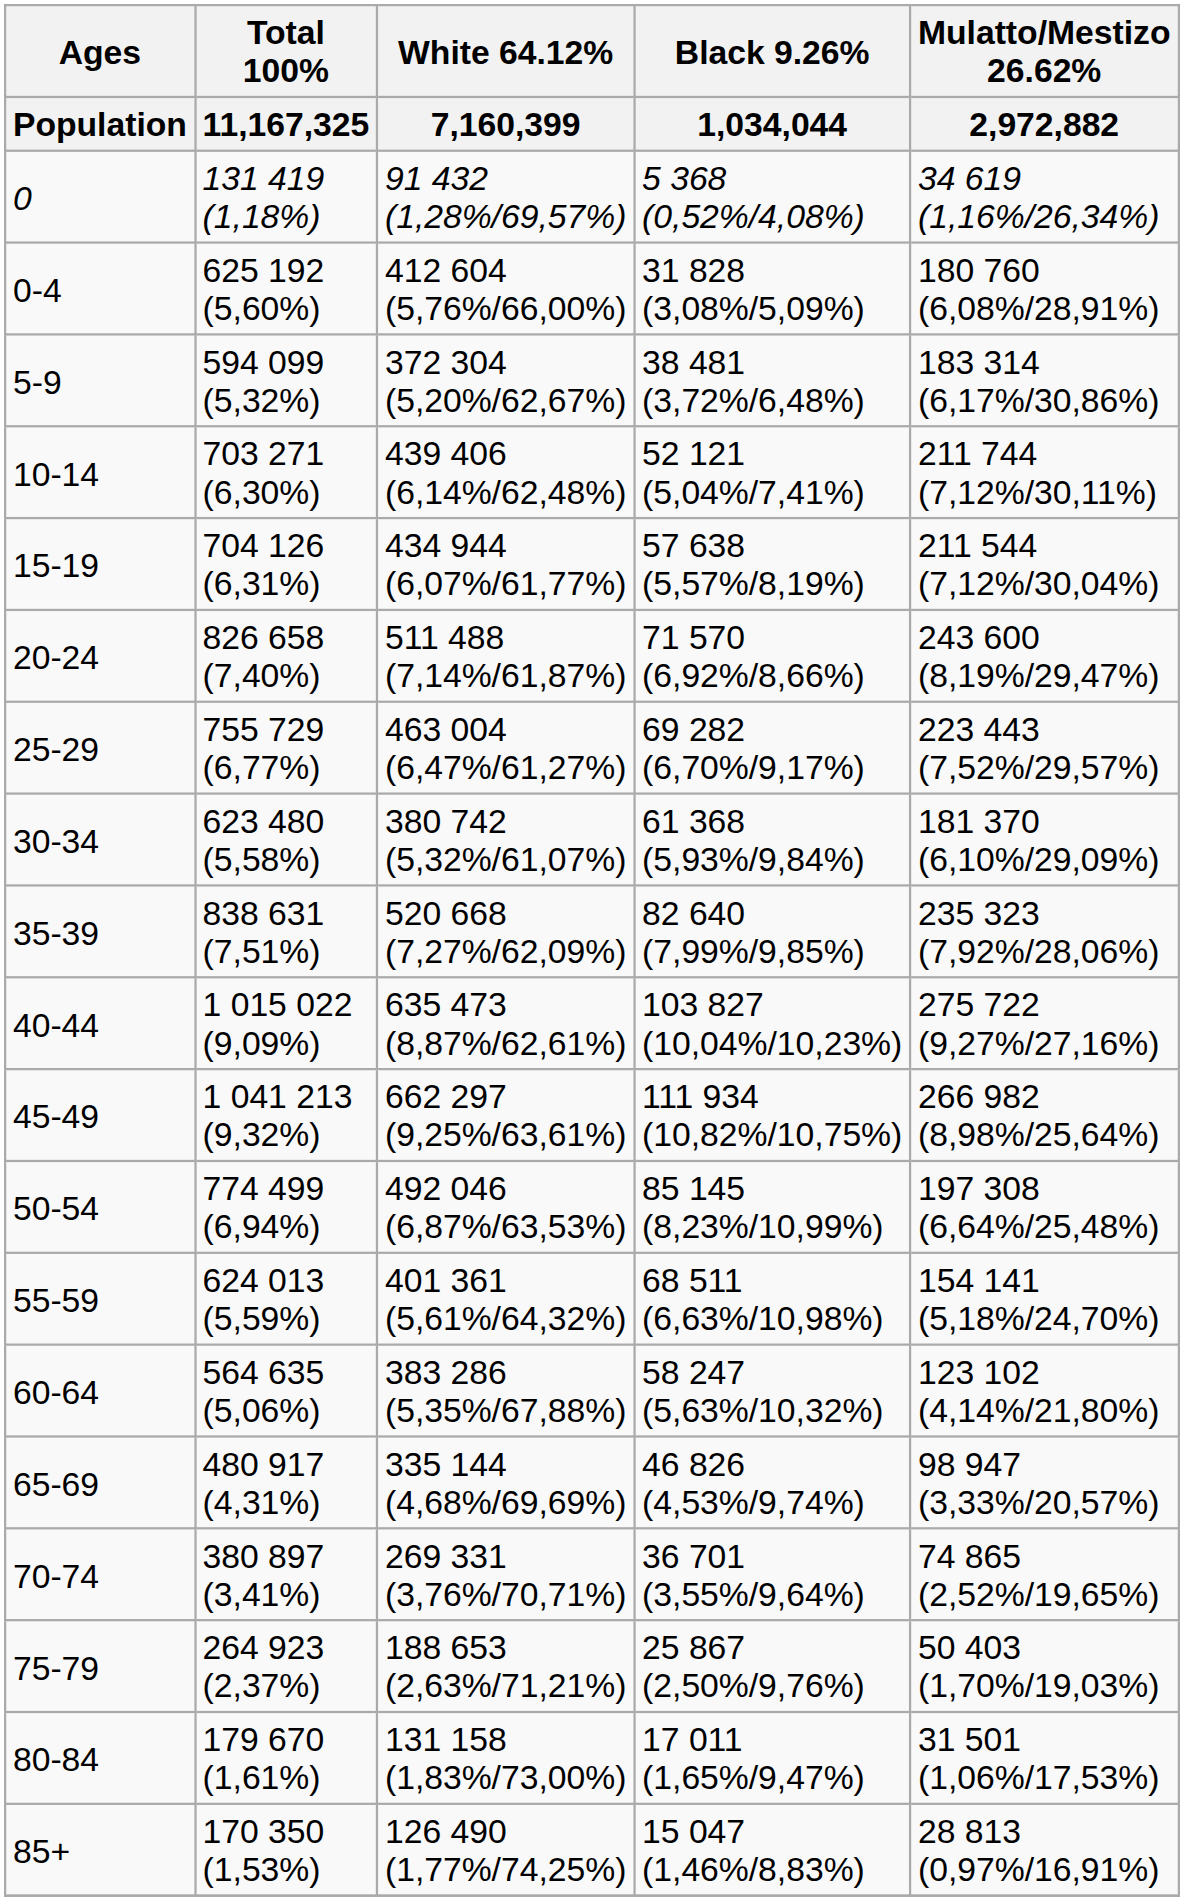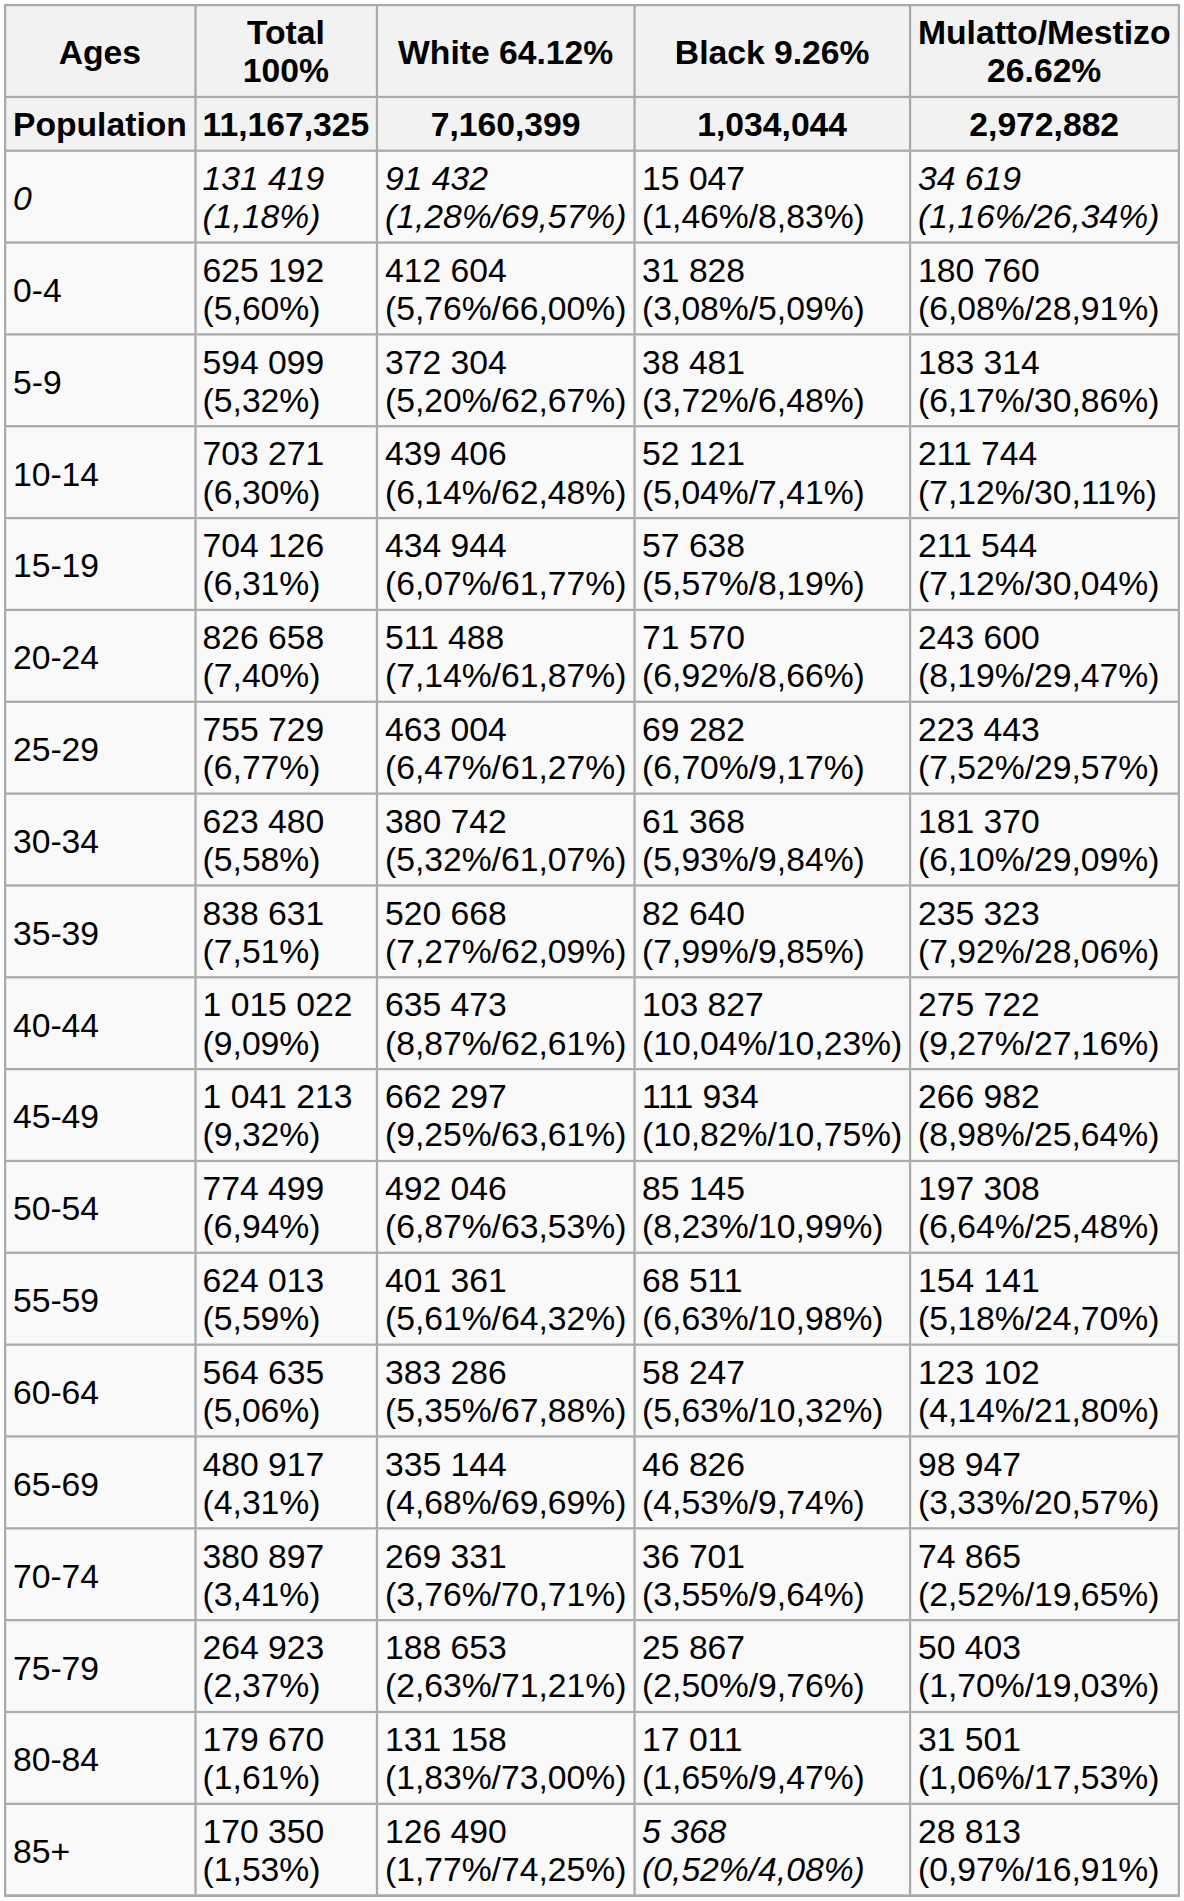(753, 197) 5 368 (0,52%/4,08%) -> (753, 197) 15 047 (1,46%/8,83%)
(753, 1850) 15 047 (1,46%/8,83%) -> (753, 1850) 5 368 (0,52%/4,08%)
